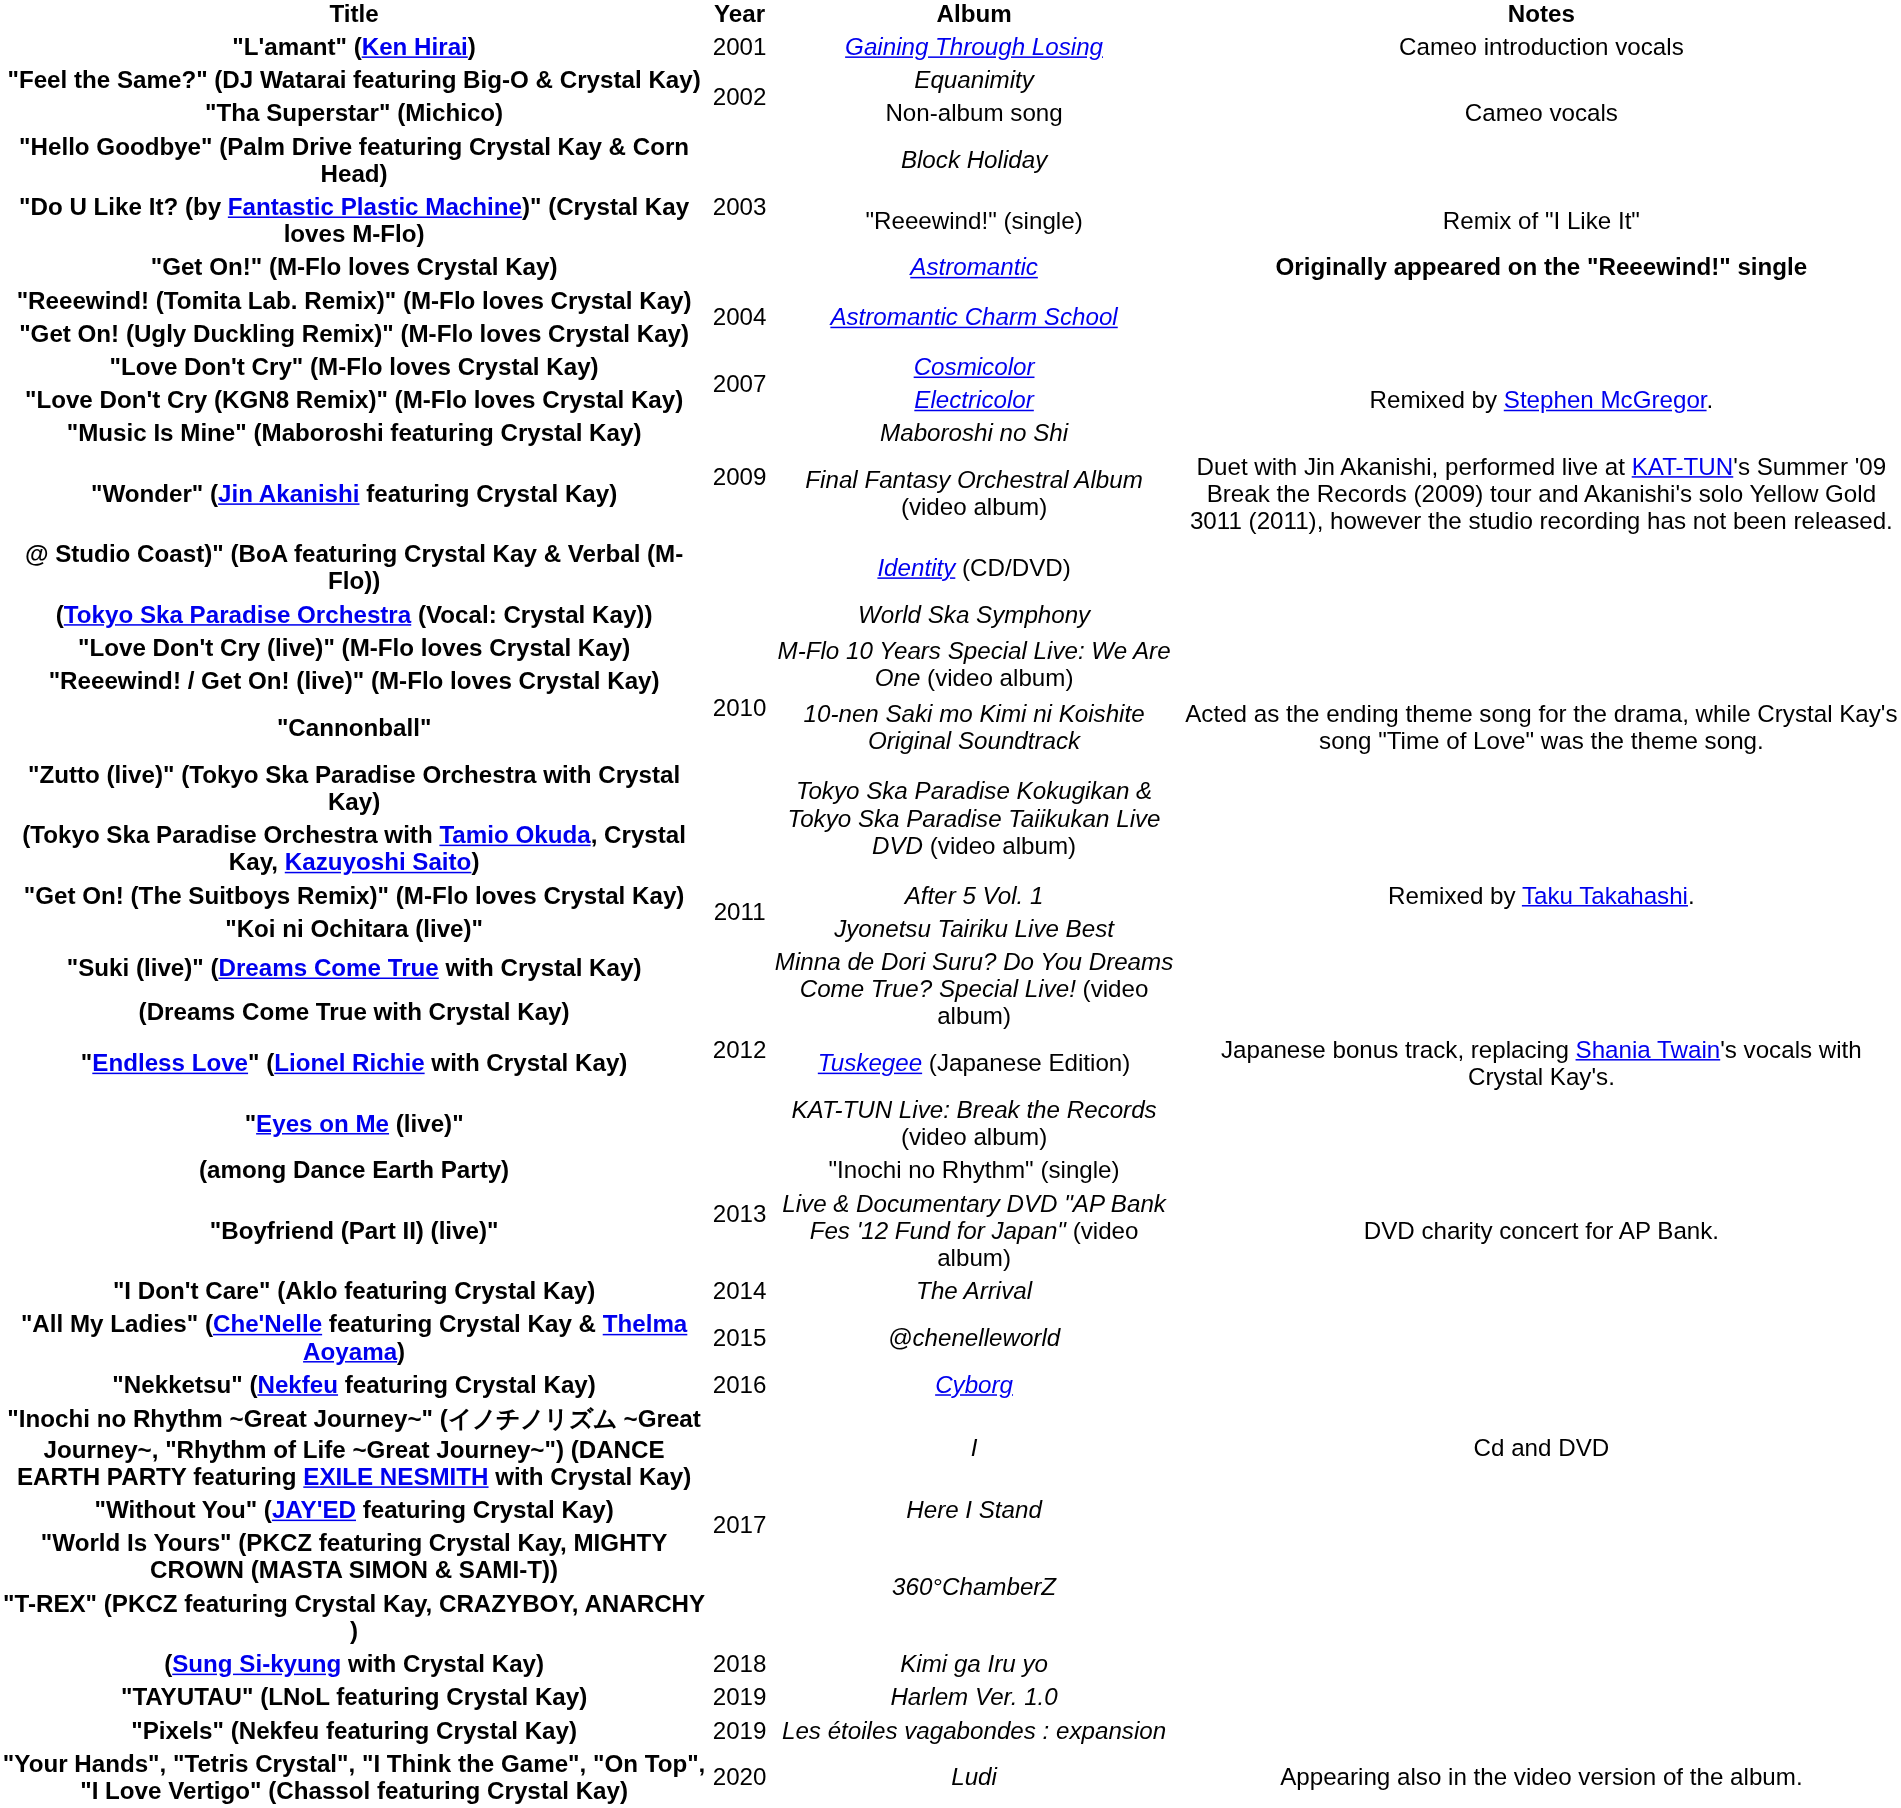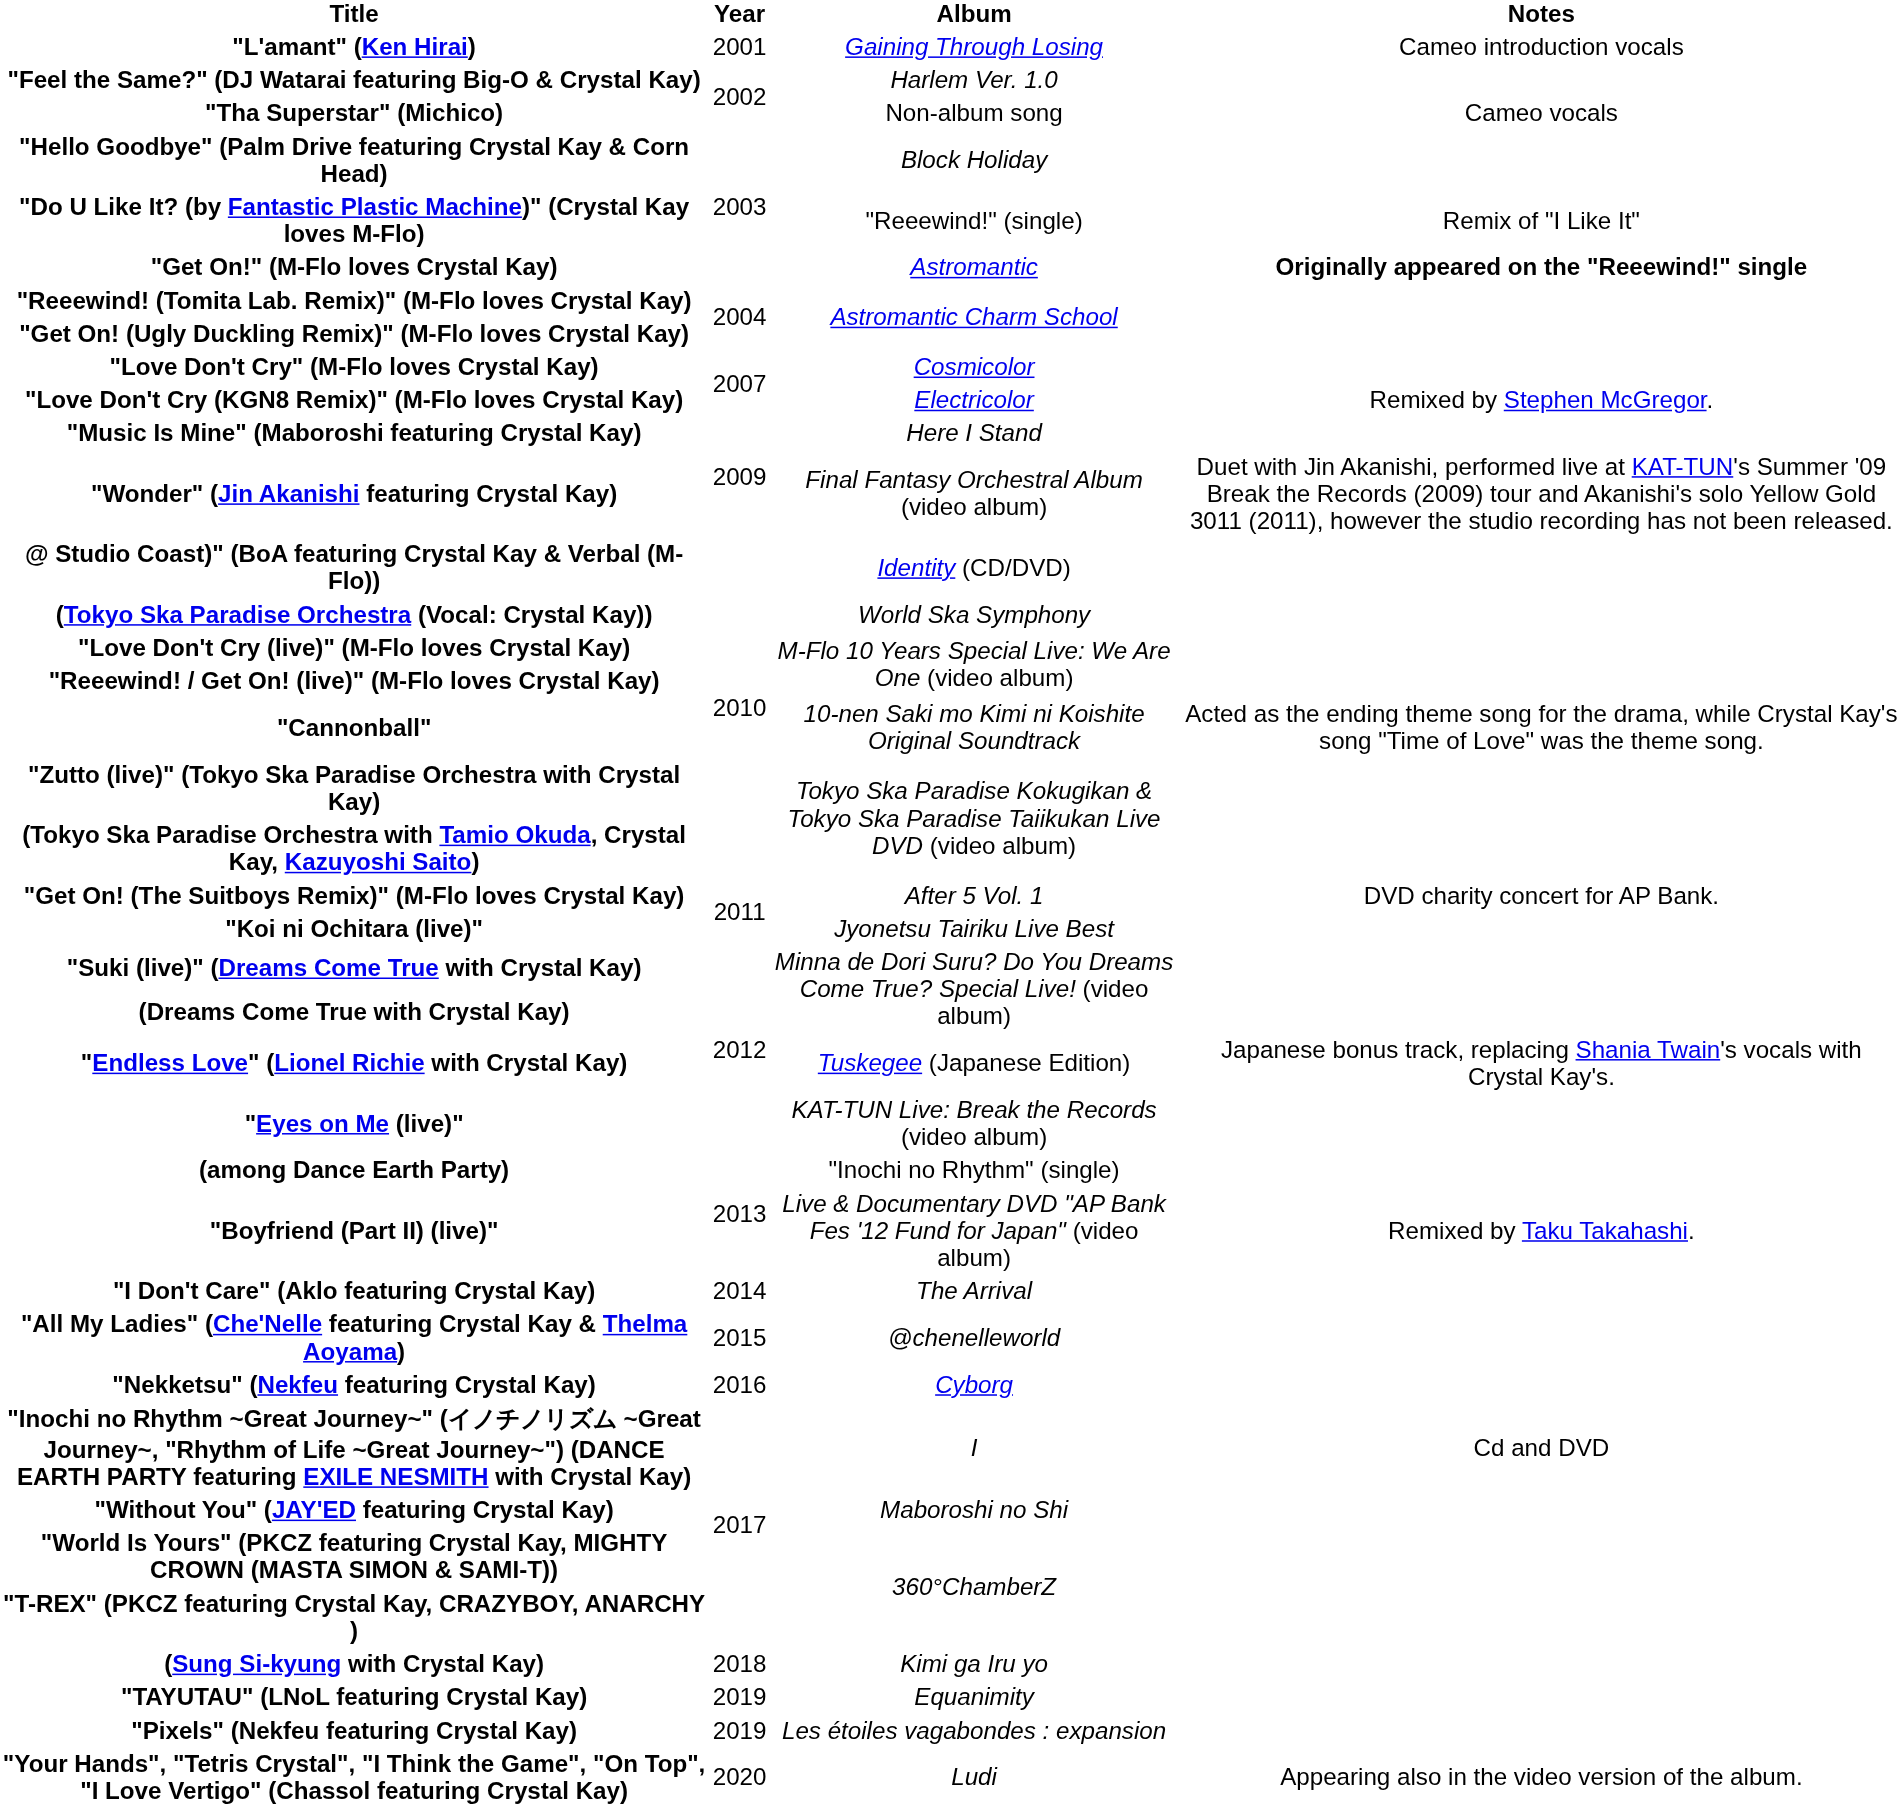(974, 80) Equanimity -> (974, 80) Harlem Ver. 1.0
(974, 433) Maboroshi no Shi -> (974, 433) Here I Stand
(1541, 895) Remixed by Taku Takahashi. -> (1541, 895) DVD charity concert for AP Bank.
(1541, 1230) DVD charity concert for AP Bank. -> (1541, 1230) Remixed by Taku Takahashi.
(974, 1510) Here I Stand -> (974, 1510) Maboroshi no Shi
(974, 1697) Harlem Ver. 1.0 -> (974, 1697) Equanimity
